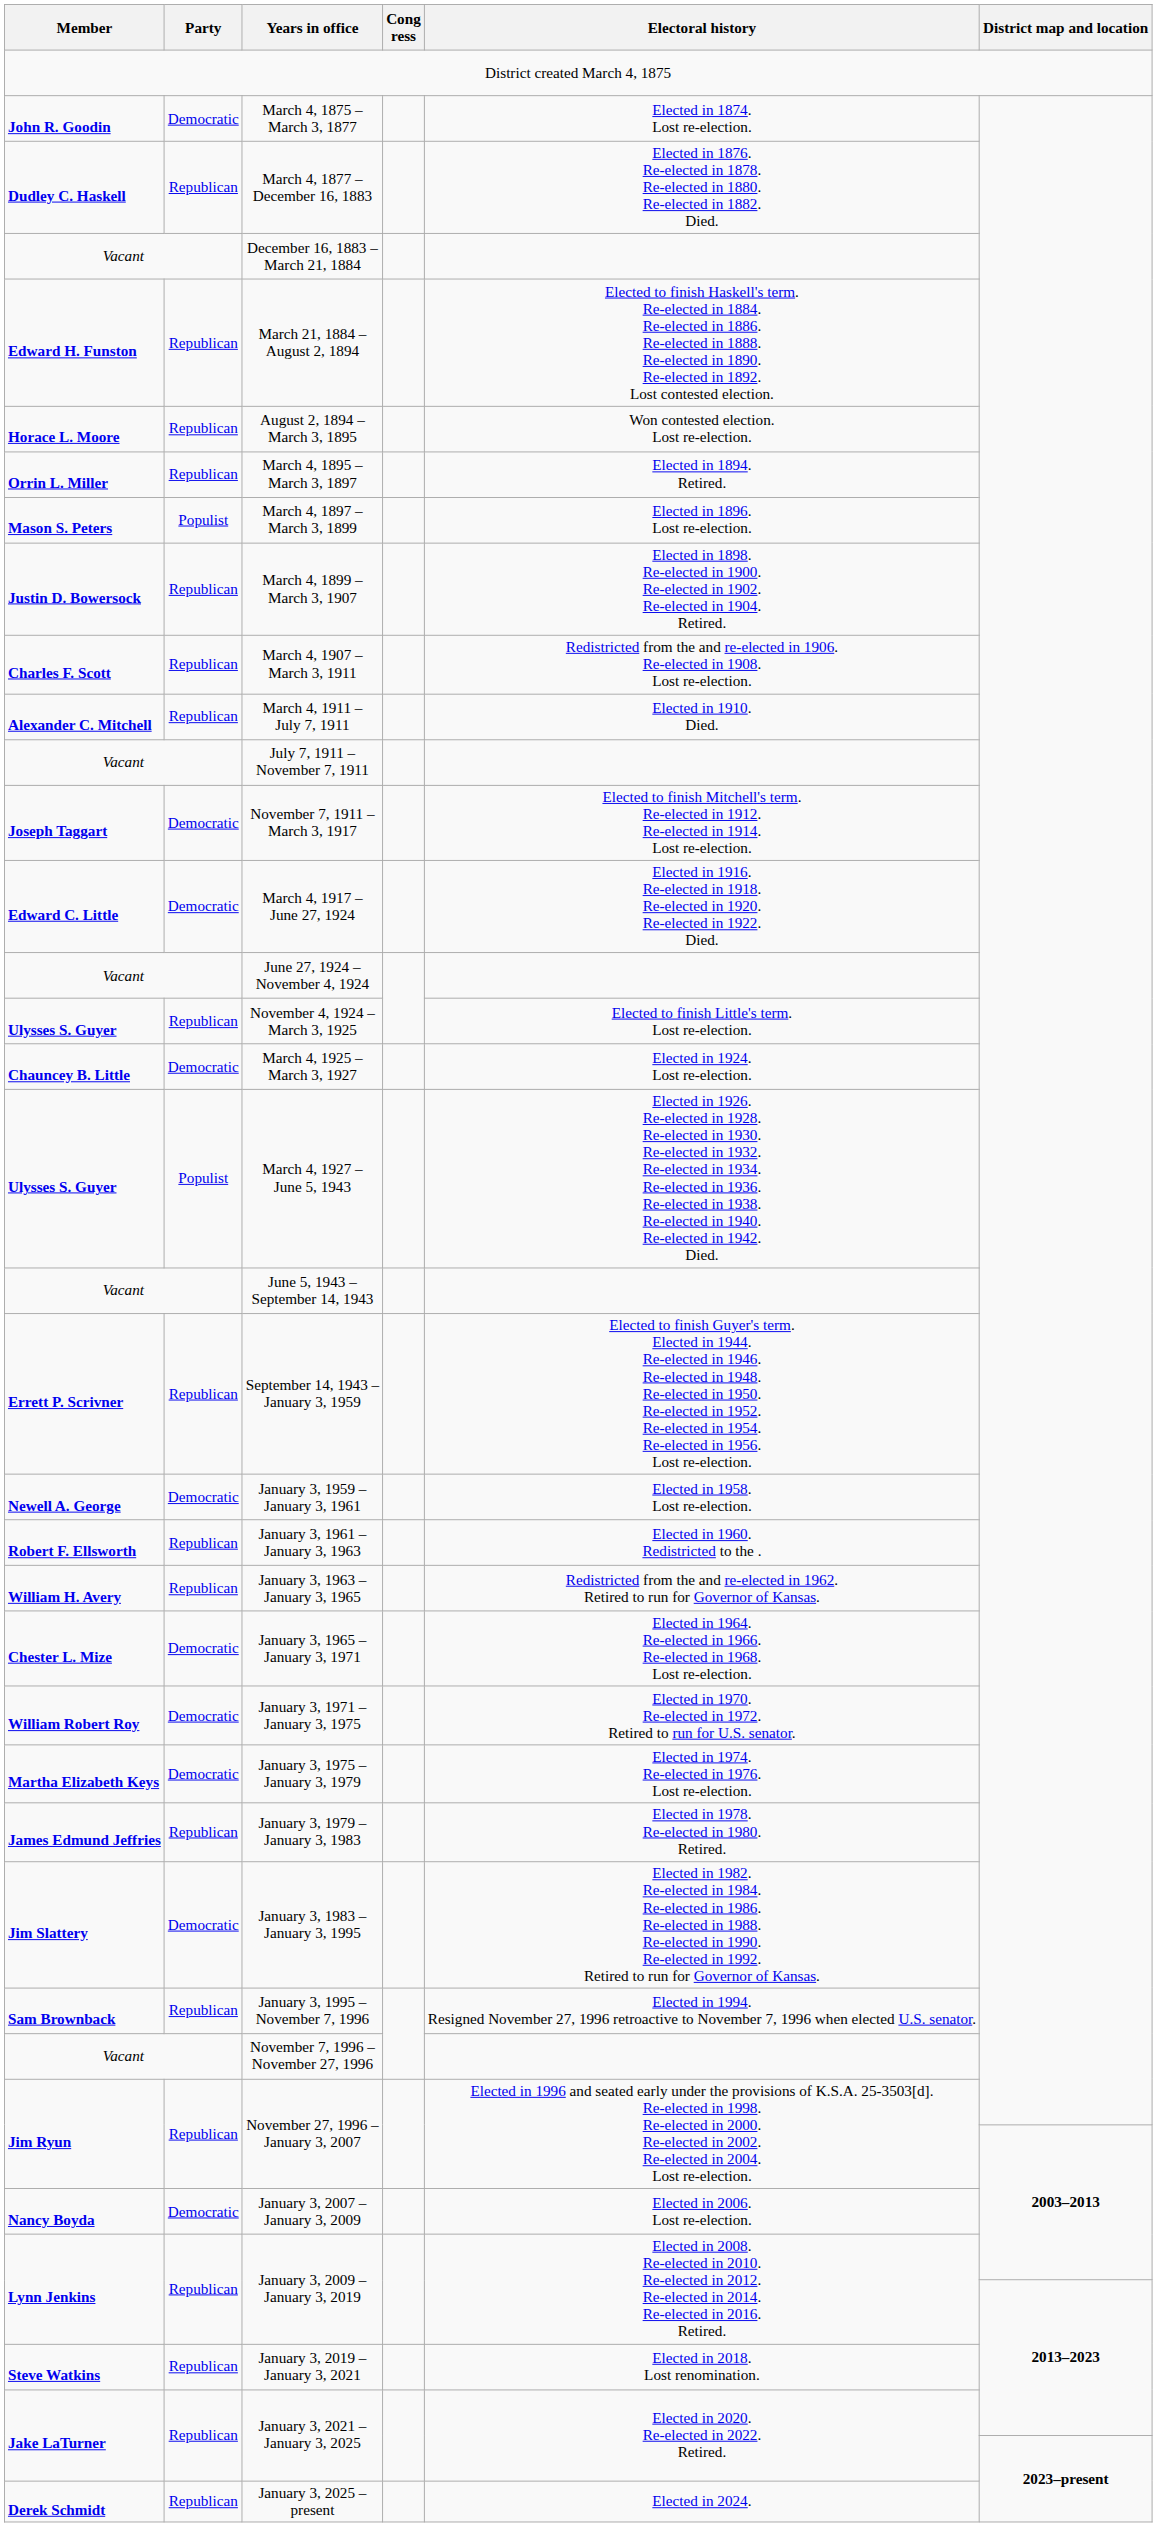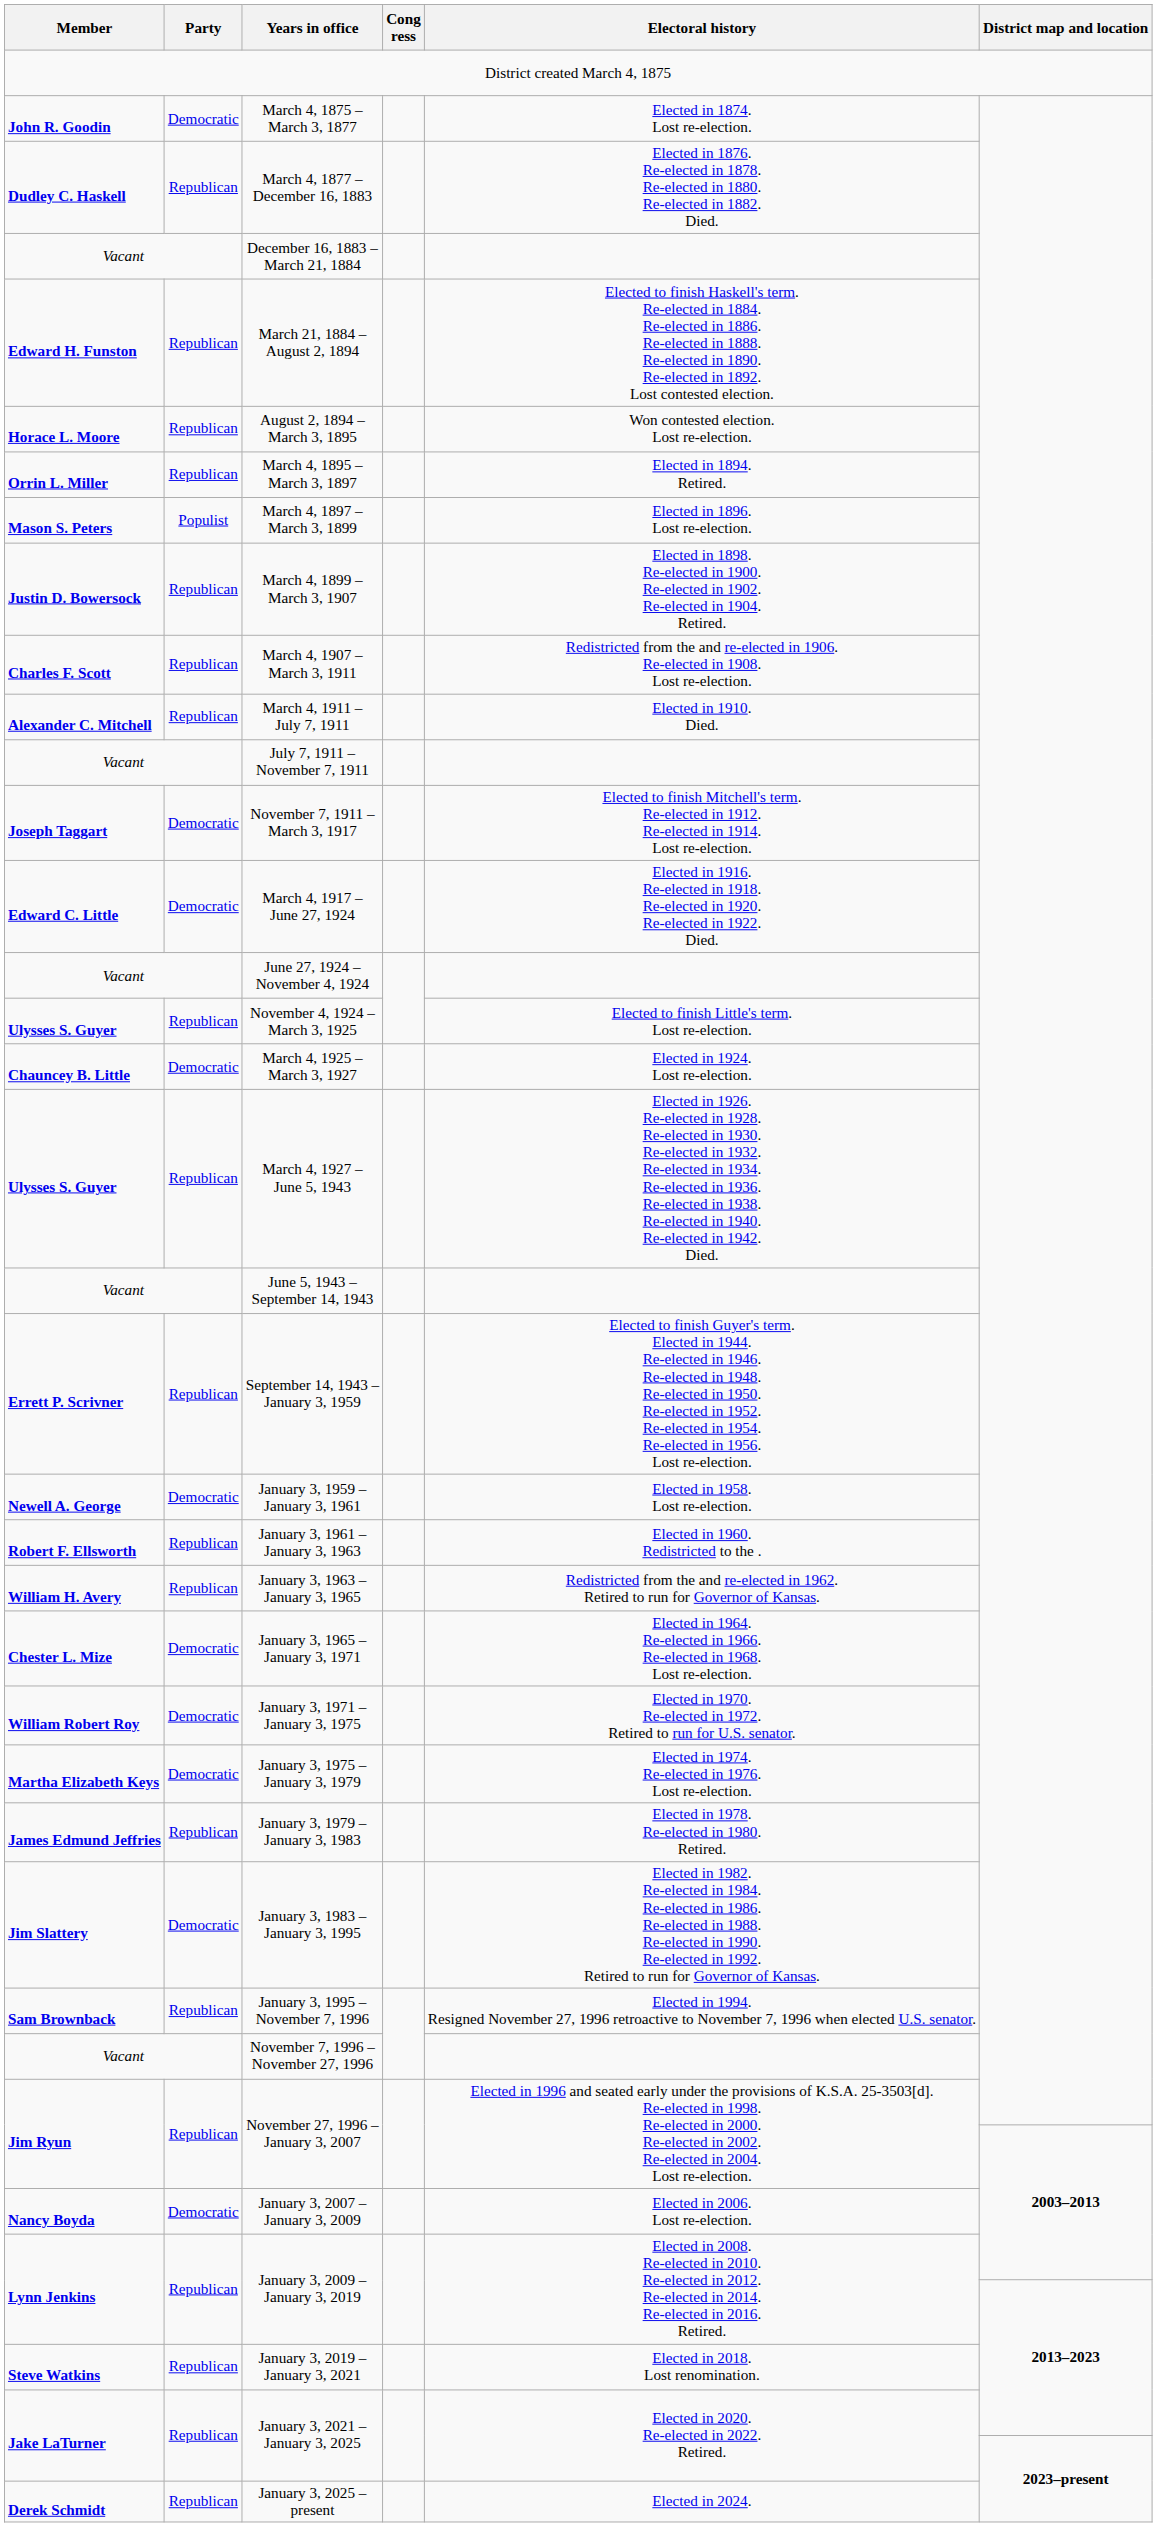(203, 1178) Populist -> (203, 1178) Republican
